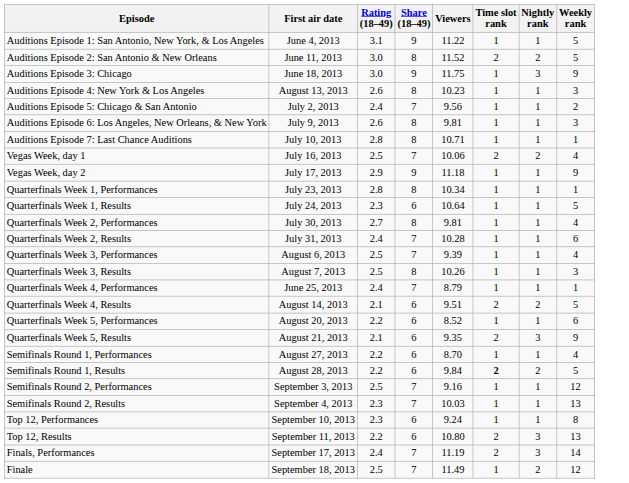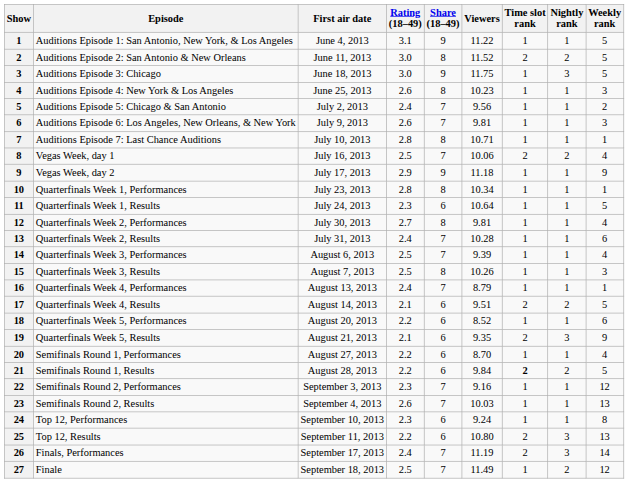+ column: (19, 18)
(576, 73) 9 -> (605, 73) 5
(313, 90) August 13, 2013 -> (342, 90) June 25, 2013
(414, 123) 8 -> (443, 123) 7
(313, 288) June 25, 2013 -> (342, 288) August 13, 2013
(376, 387) 2.5 -> (405, 387) 2.3
(376, 403) 2.3 -> (405, 403) 2.6
